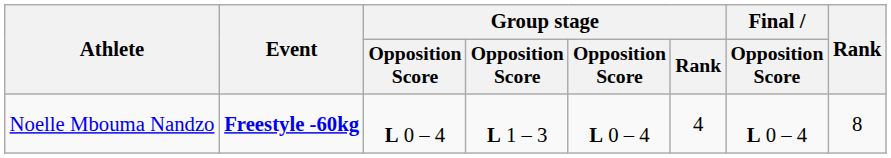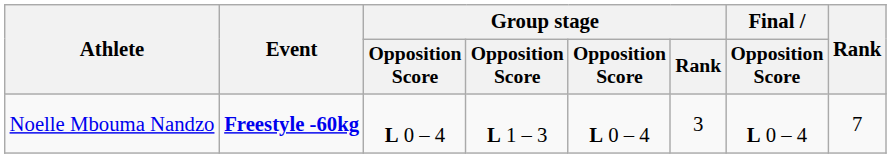(698, 123) 4 -> (698, 123) 3
(857, 123) 8 -> (857, 123) 7
